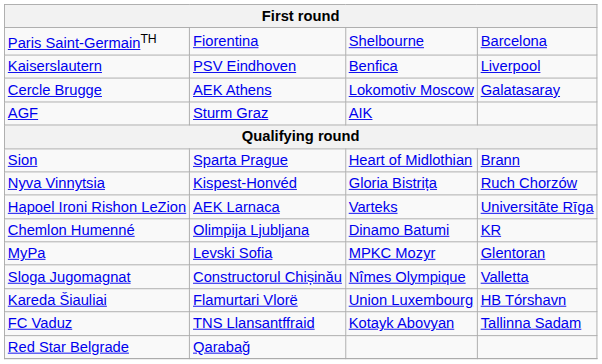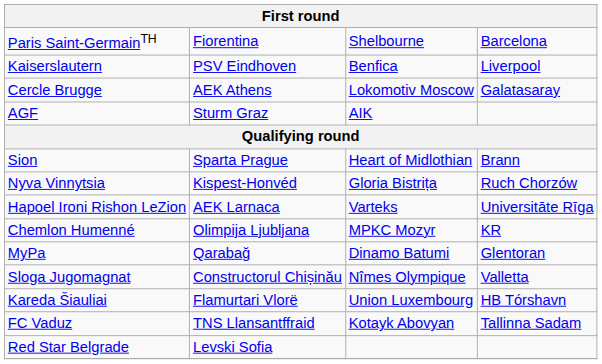(399, 230) Dinamo Batumi -> (392, 230) MPKC Mozyr
(233, 253) Levski Sofia -> (222, 253) Qarabağ
(392, 253) MPKC Mozyr -> (399, 253) Dinamo Batumi
(222, 346) Qarabağ -> (233, 346) Levski Sofia
